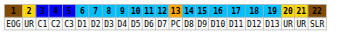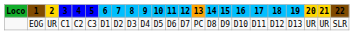+ column: (16, 11)
